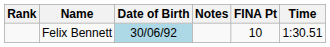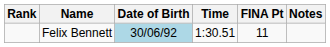columns swapped: (302, 14) <-> (212, 14)
(255, 33) 10 -> (262, 33) 11
